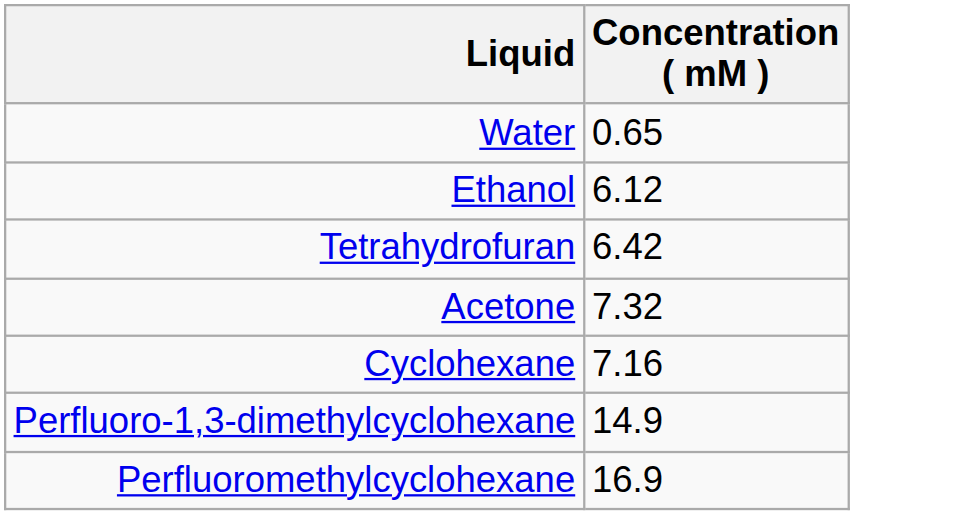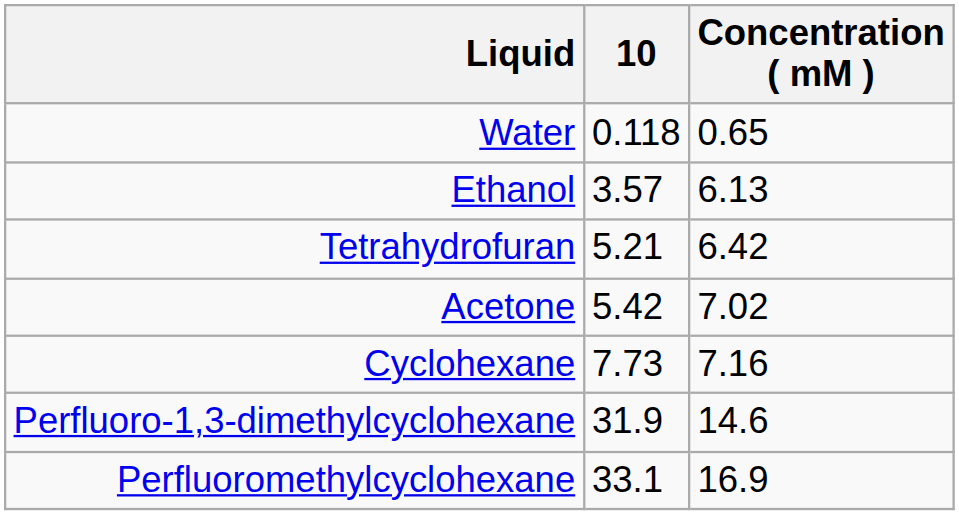+ column: (636, 53)
(628, 190) 6.12 -> (733, 190) 6.13
(628, 305) 7.32 -> (733, 305) 7.02
(628, 421) 14.9 -> (733, 421) 14.6
